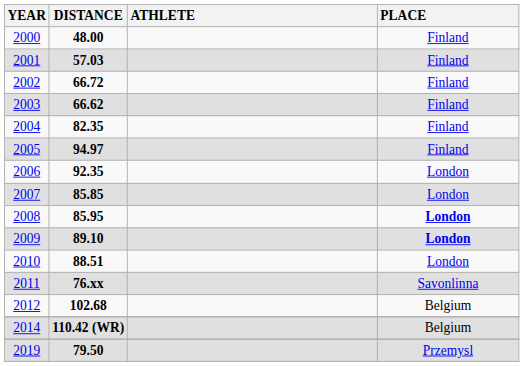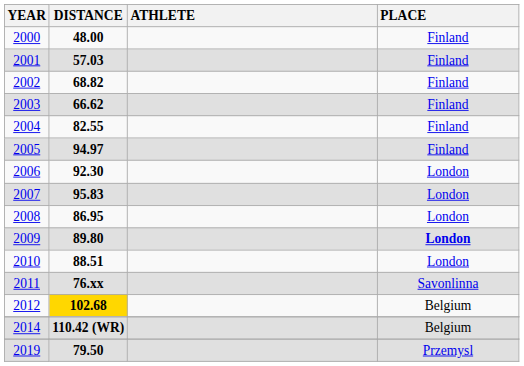(88, 82) 66.72 -> (88, 82) 68.82
(88, 127) 82.35 -> (88, 127) 82.55
(88, 171) 92.35 -> (88, 171) 92.30
(88, 194) 85.85 -> (88, 194) 95.83
(88, 216) 85.95 -> (88, 216) 86.95
(448, 216) bold -> (448, 216) normal
(88, 238) 89.10 -> (88, 238) 89.80
(88, 305) no background -> (88, 305) gold background
